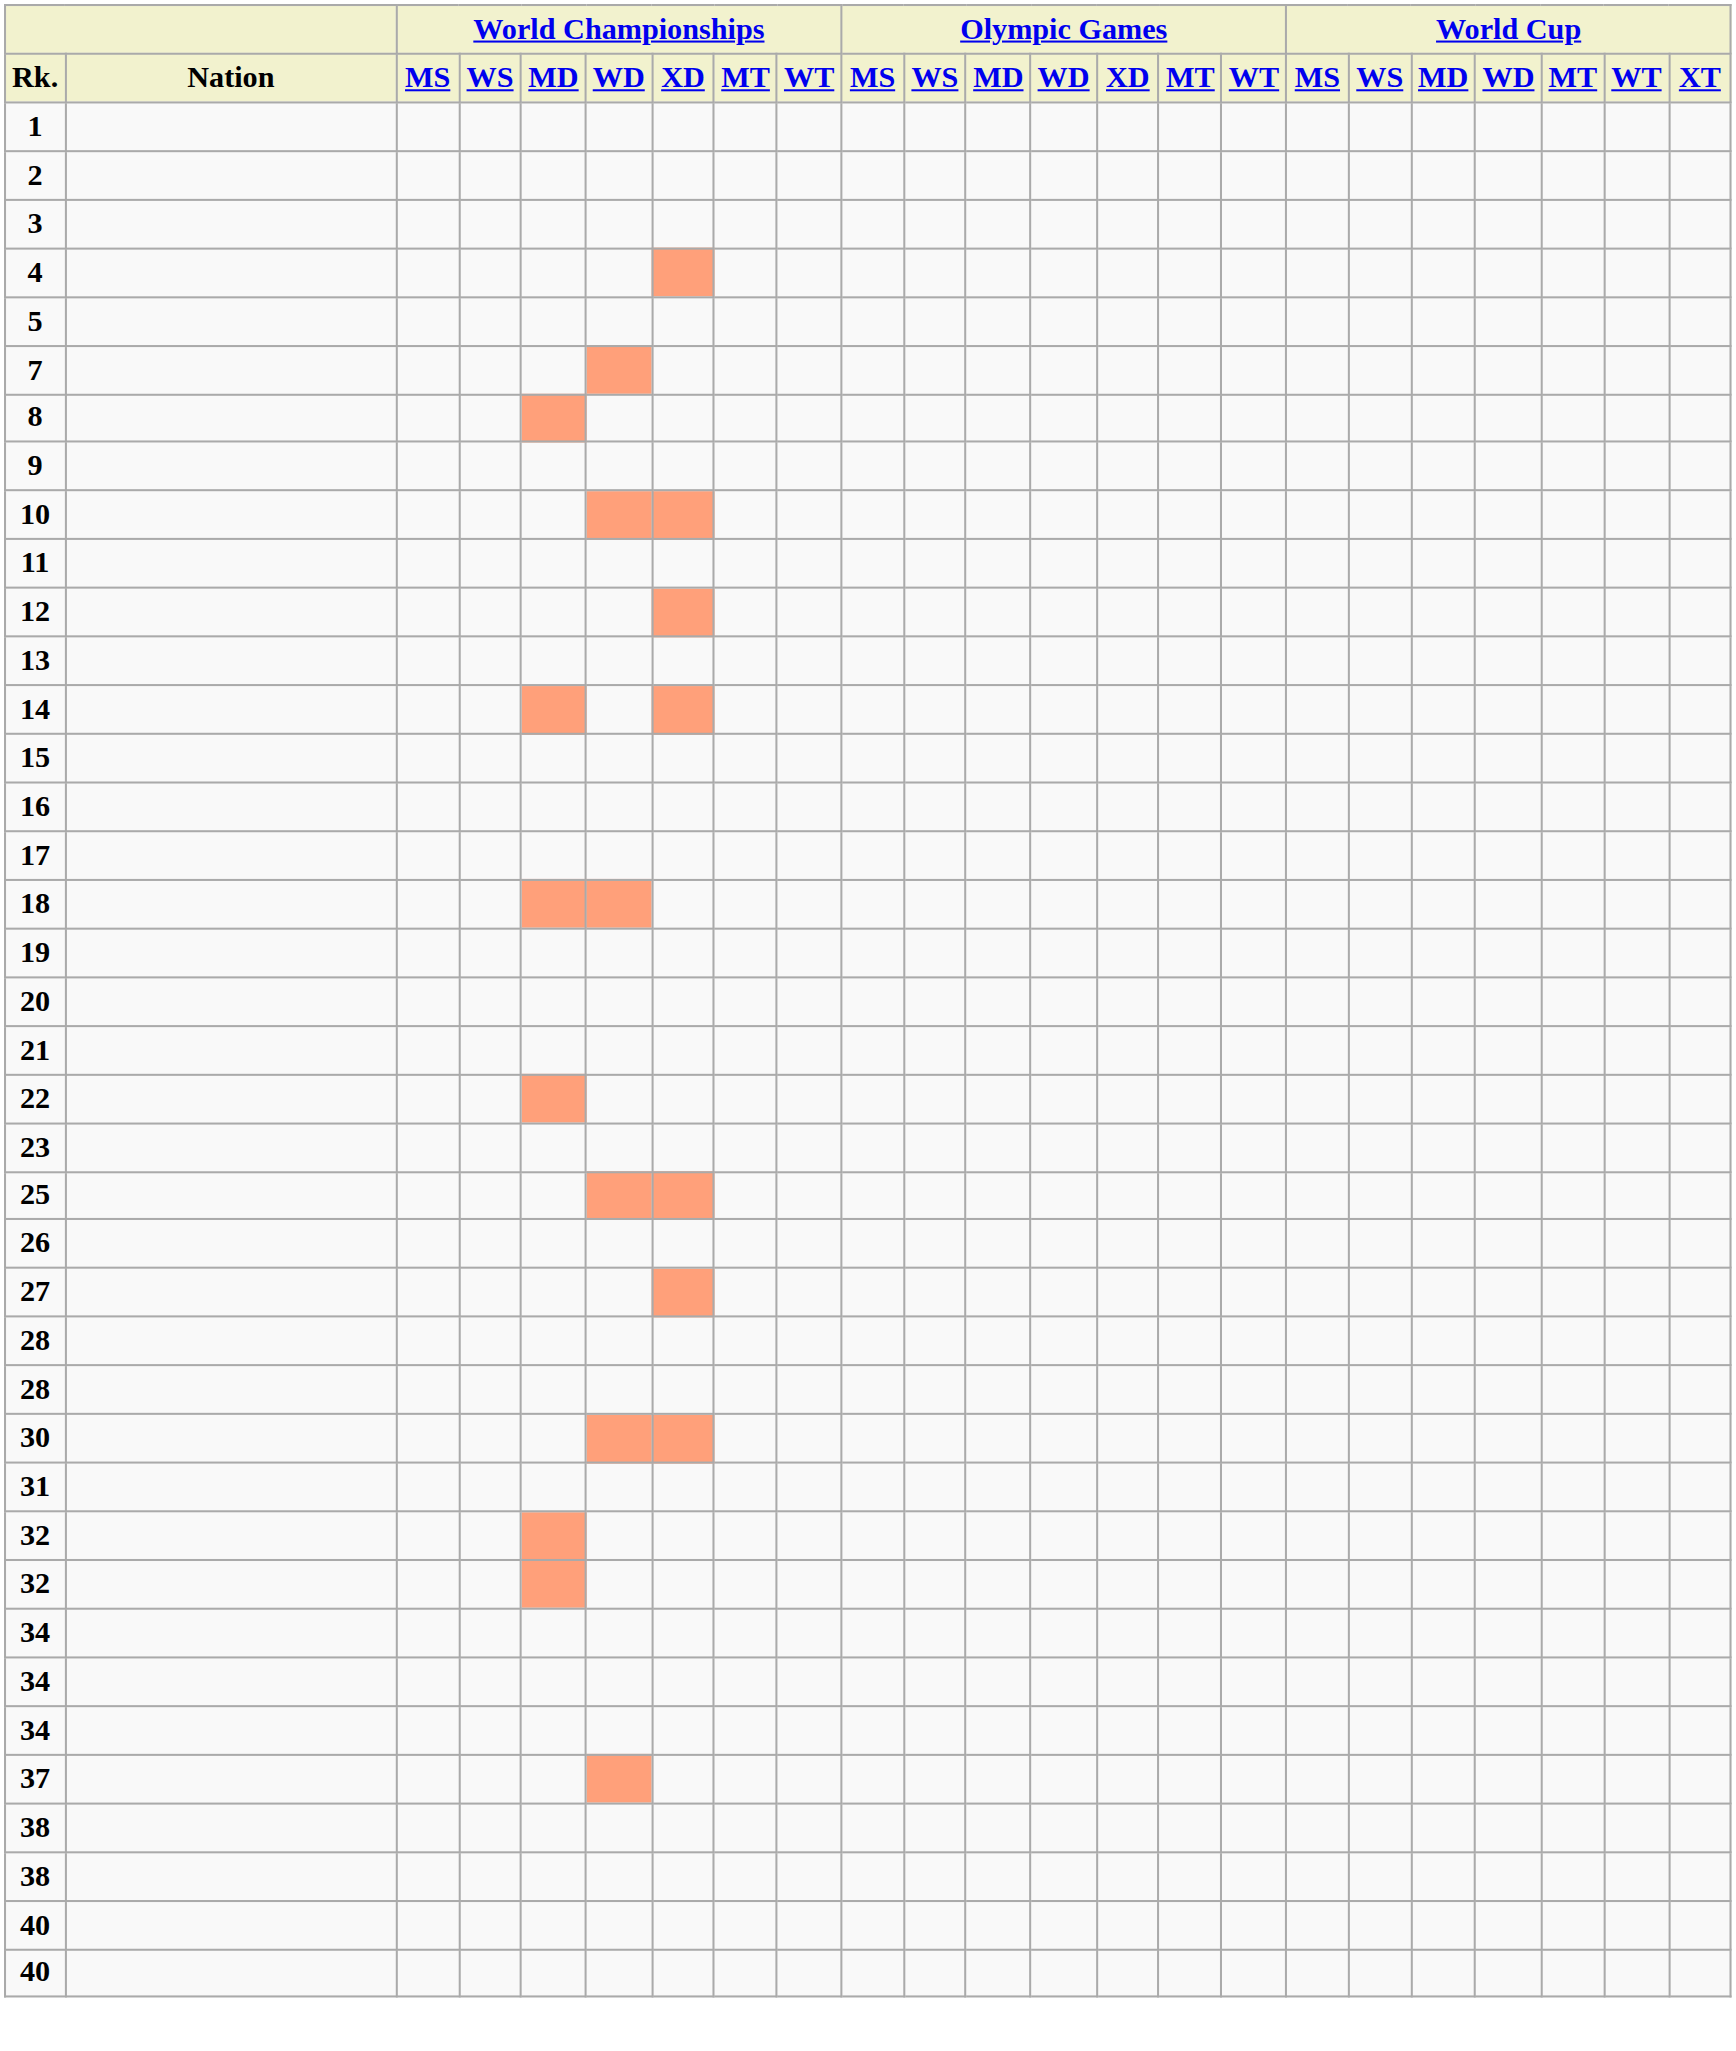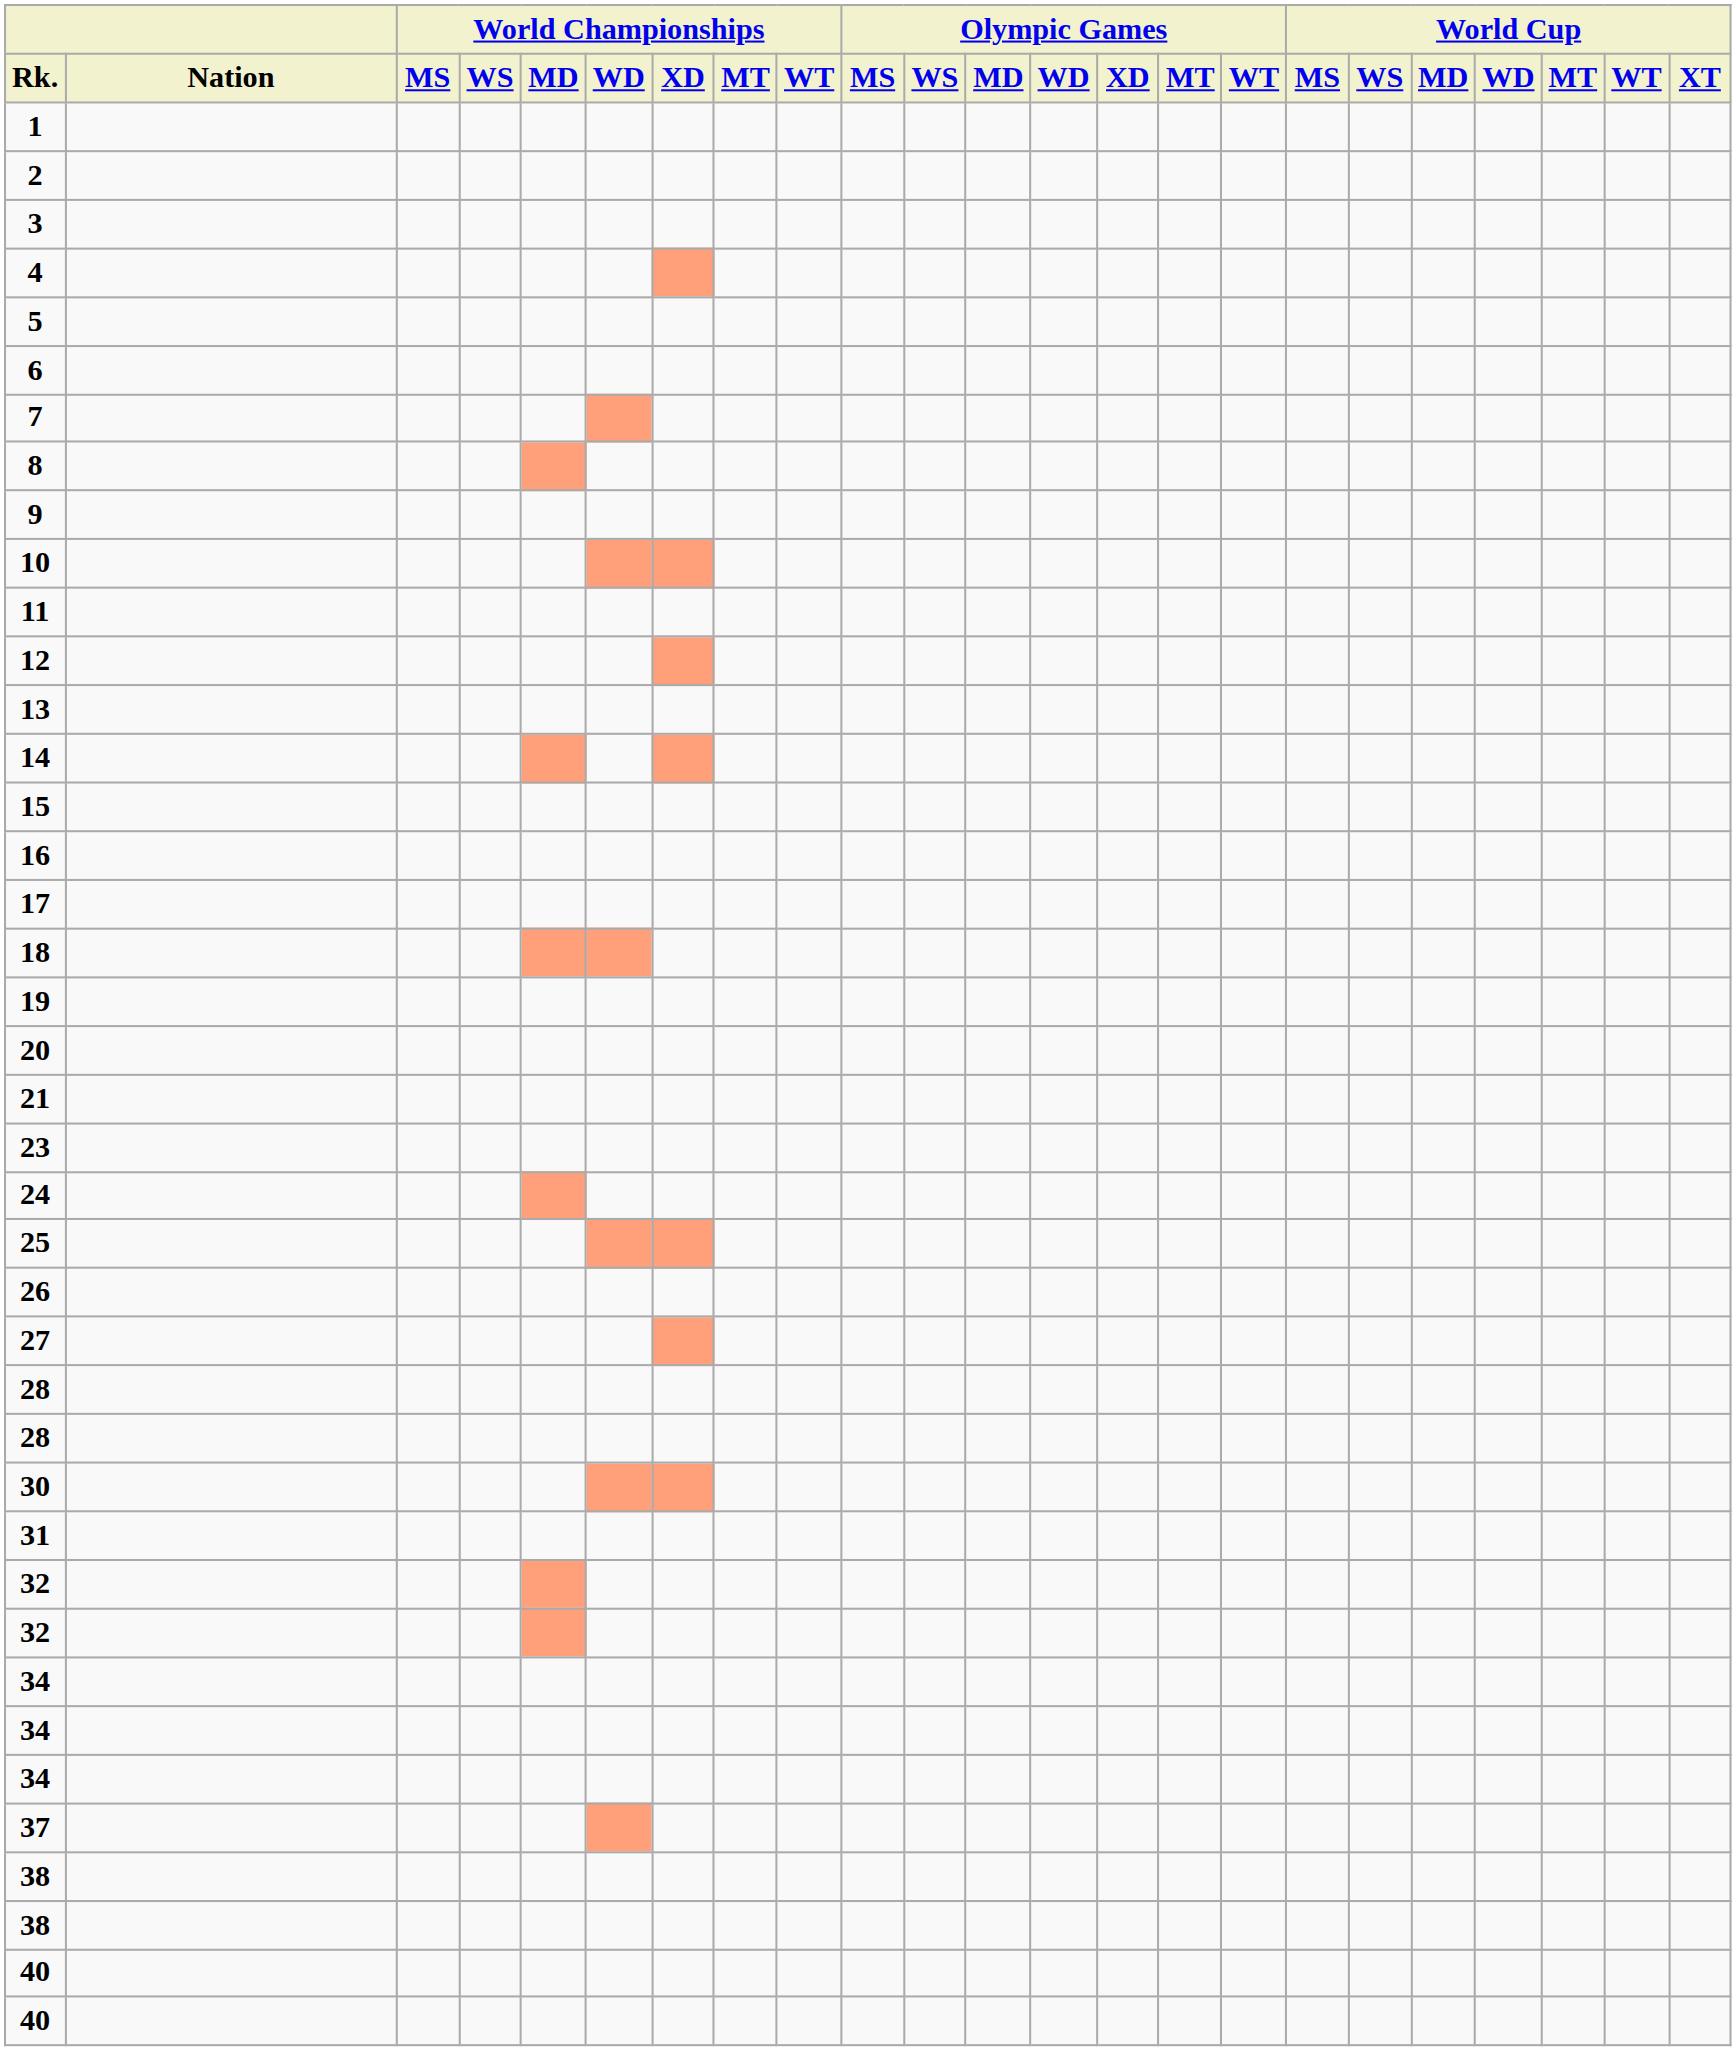+ row: (35, 368)
- row: (35, 1097)
+ row: (35, 1195)
